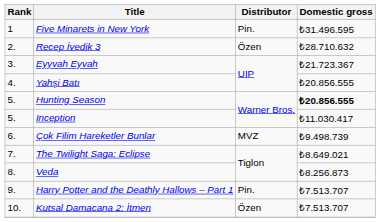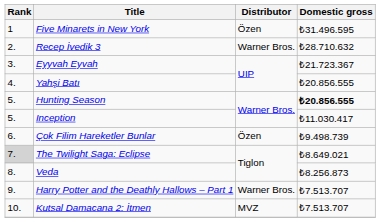(246, 28) Pin. -> (250, 28) Özen
(250, 46) Özen -> (266, 46) Warner Bros.
(248, 136) MVZ -> (250, 136) Özen
(12, 154) no background -> (12, 154) lightgrey background
(246, 190) Pin. -> (266, 190) Warner Bros.
(250, 208) Özen -> (248, 208) MVZ
